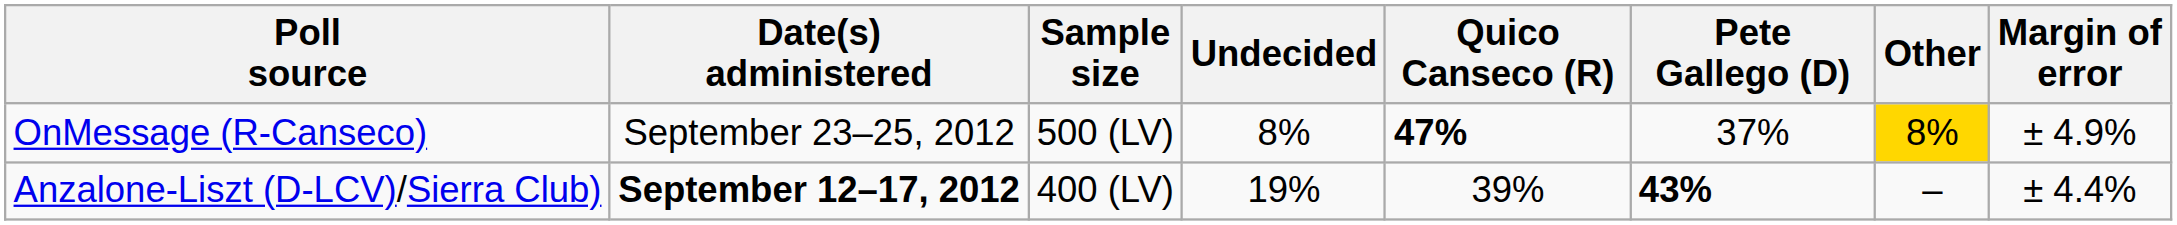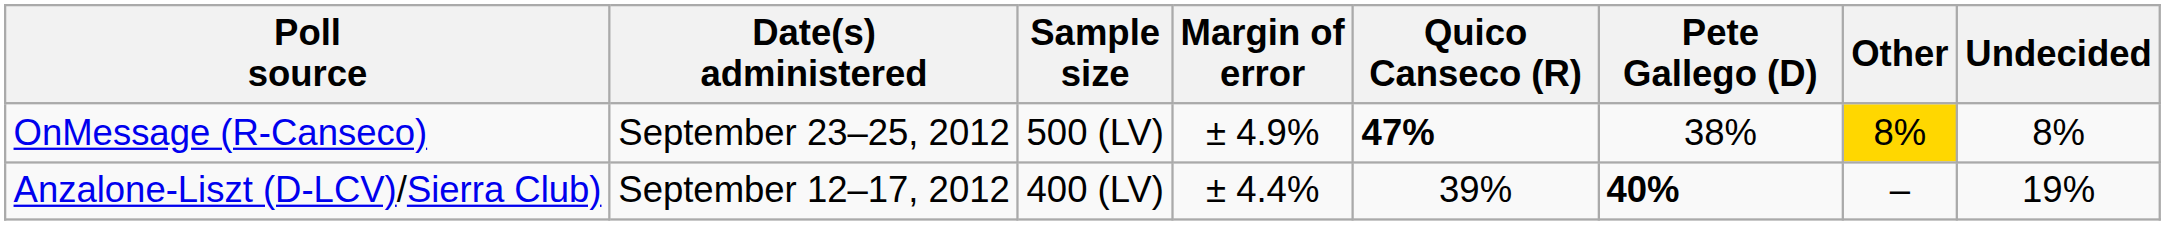columns swapped: (2080, 53) <-> (1284, 53)
(1753, 132) 37% -> (1720, 132) 38%
(819, 190) bold -> (814, 190) normal
(1675, 190) 43% -> (1643, 190) 40%
